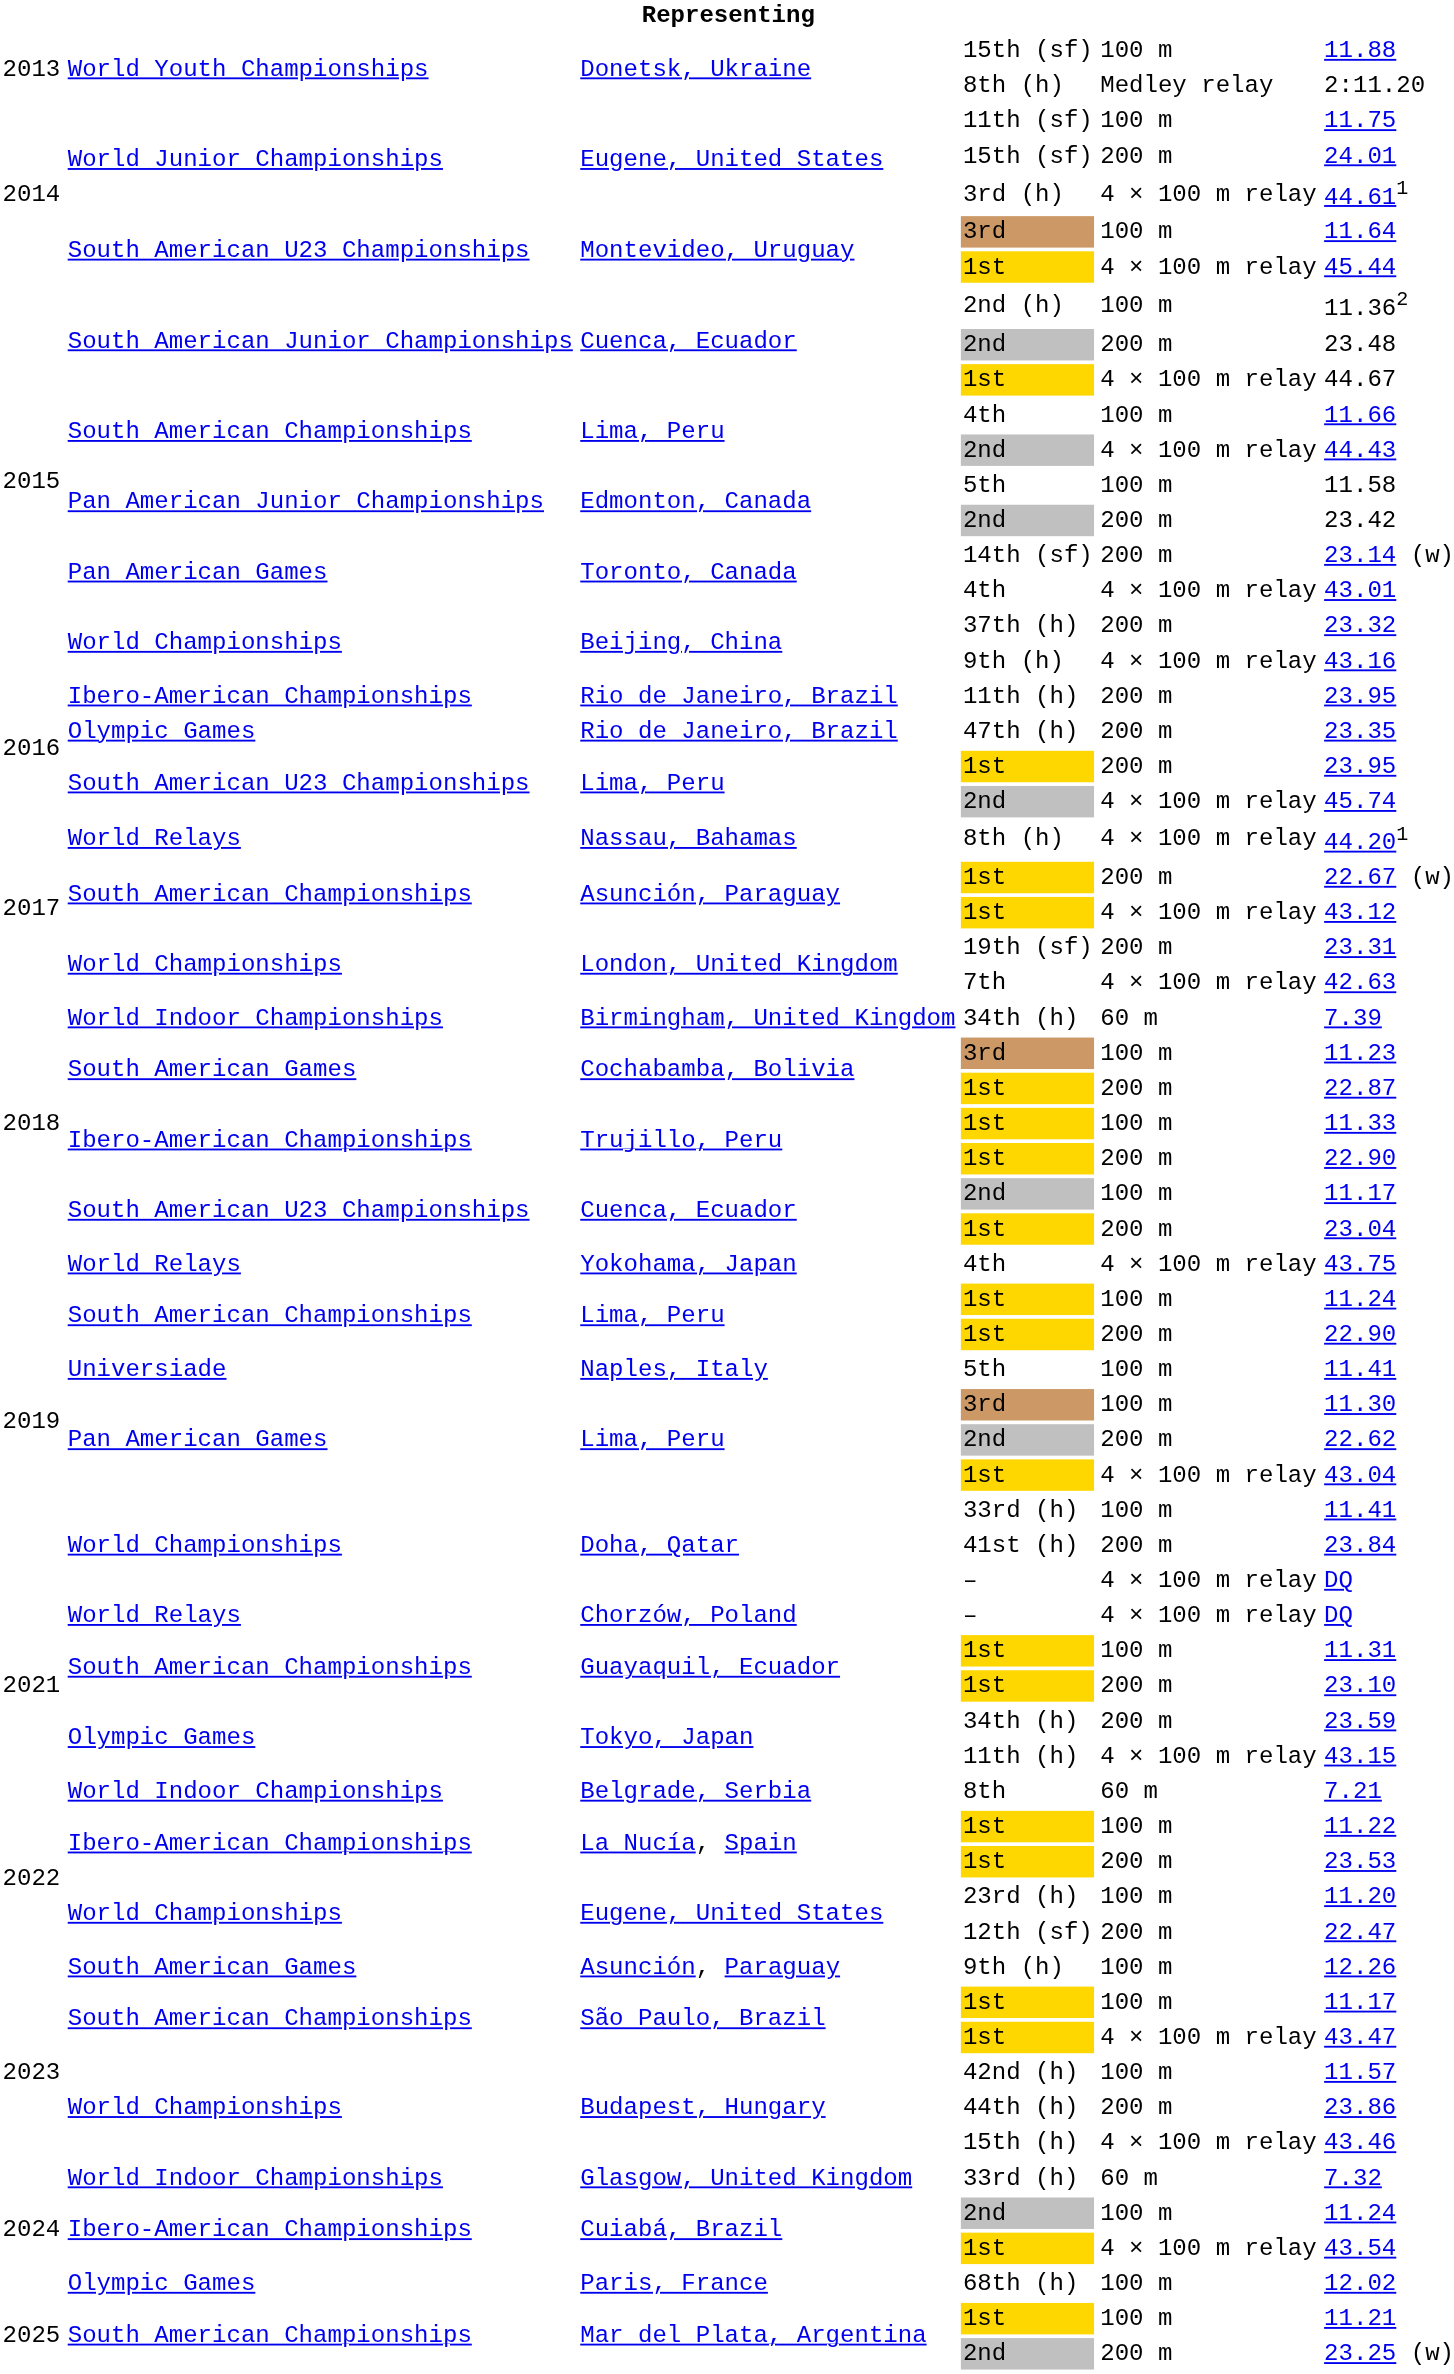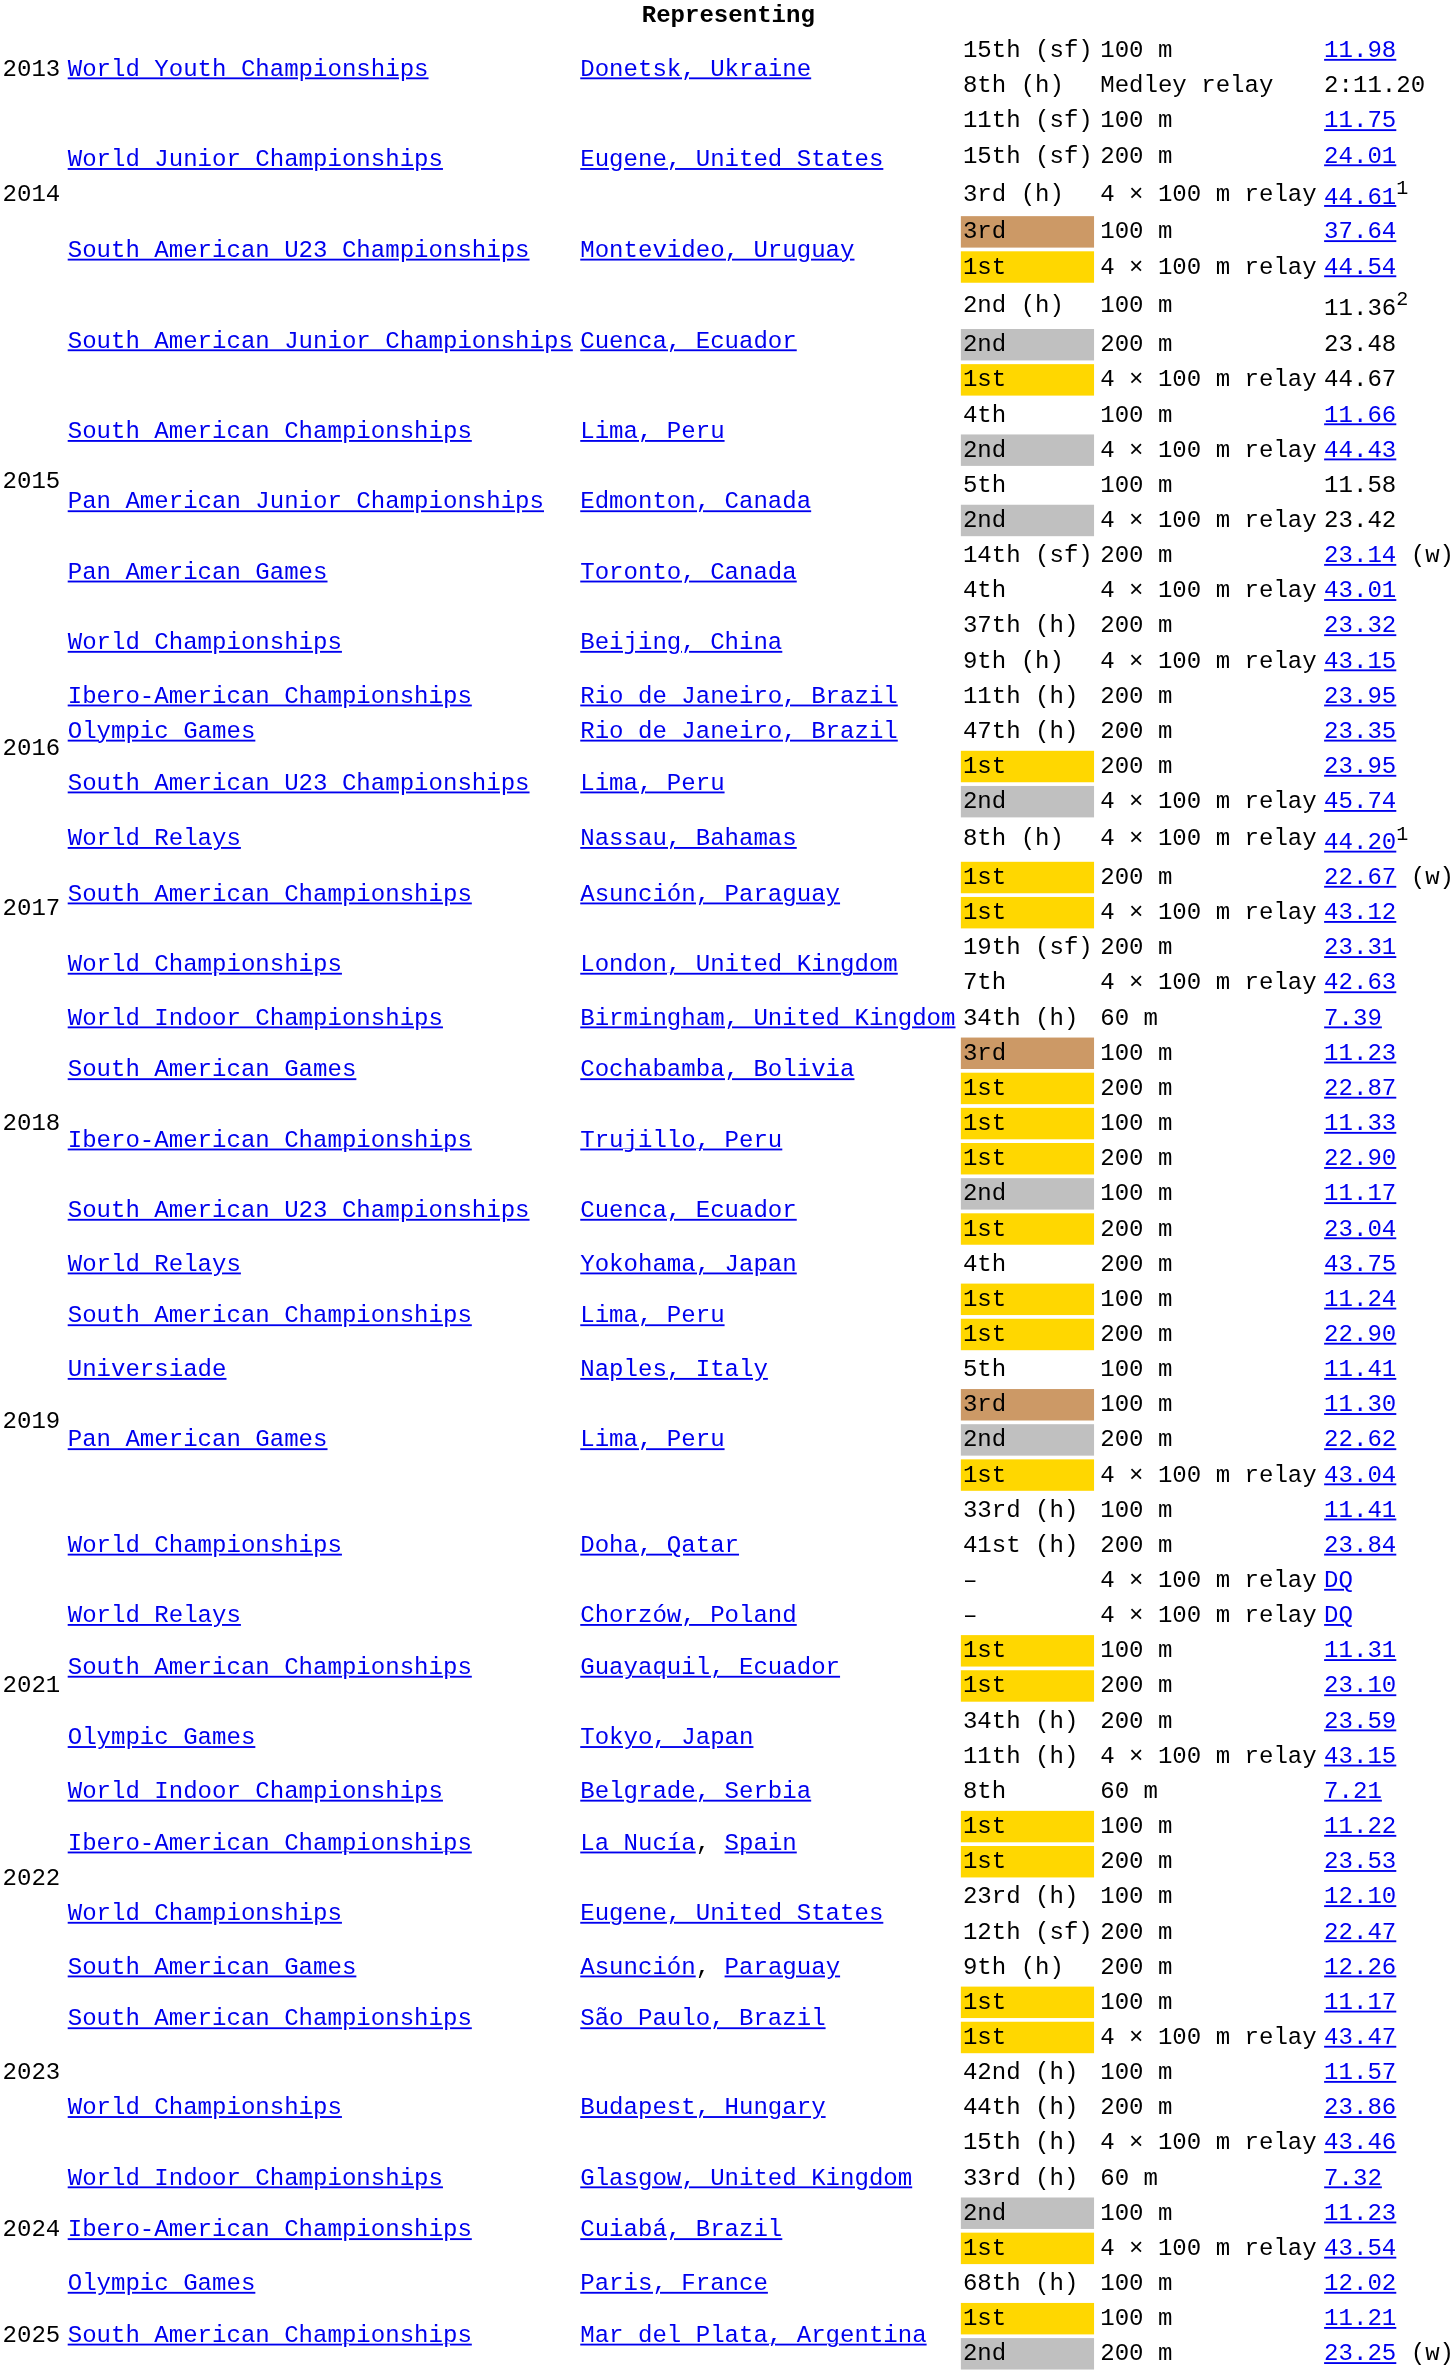(1360, 51) 11.88 -> (1360, 51) 11.98
(1360, 232) 11.64 -> (1360, 232) 37.64
(1360, 268) 45.44 -> (1360, 268) 44.54
(1136, 520) 200 m -> (1208, 520) 4 × 100 m relay
(1360, 660) 43.16 -> (1360, 660) 43.15
(1208, 1264) 4 × 100 m relay -> (1136, 1264) 200 m
(1360, 1897) 11.20 -> (1360, 1897) 12.10
(1136, 1967) 100 m -> (1136, 1967) 200 m
(1360, 2213) 11.24 -> (1360, 2213) 11.23
